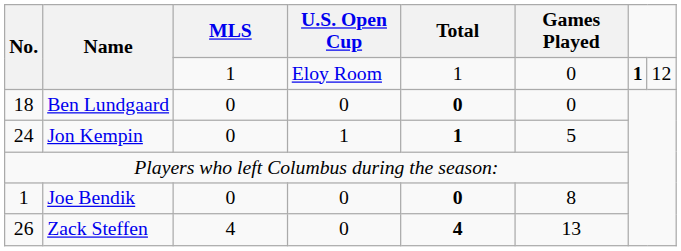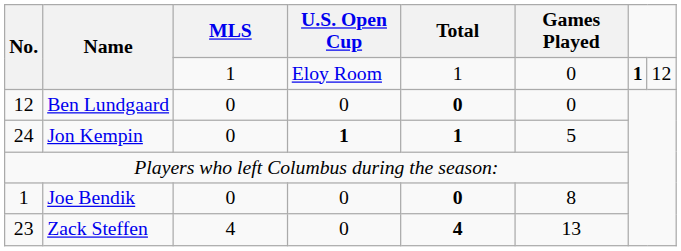(24, 104) 18 -> (24, 104) 12
(344, 135) normal -> (344, 135) bold
(24, 229) 26 -> (24, 229) 23
